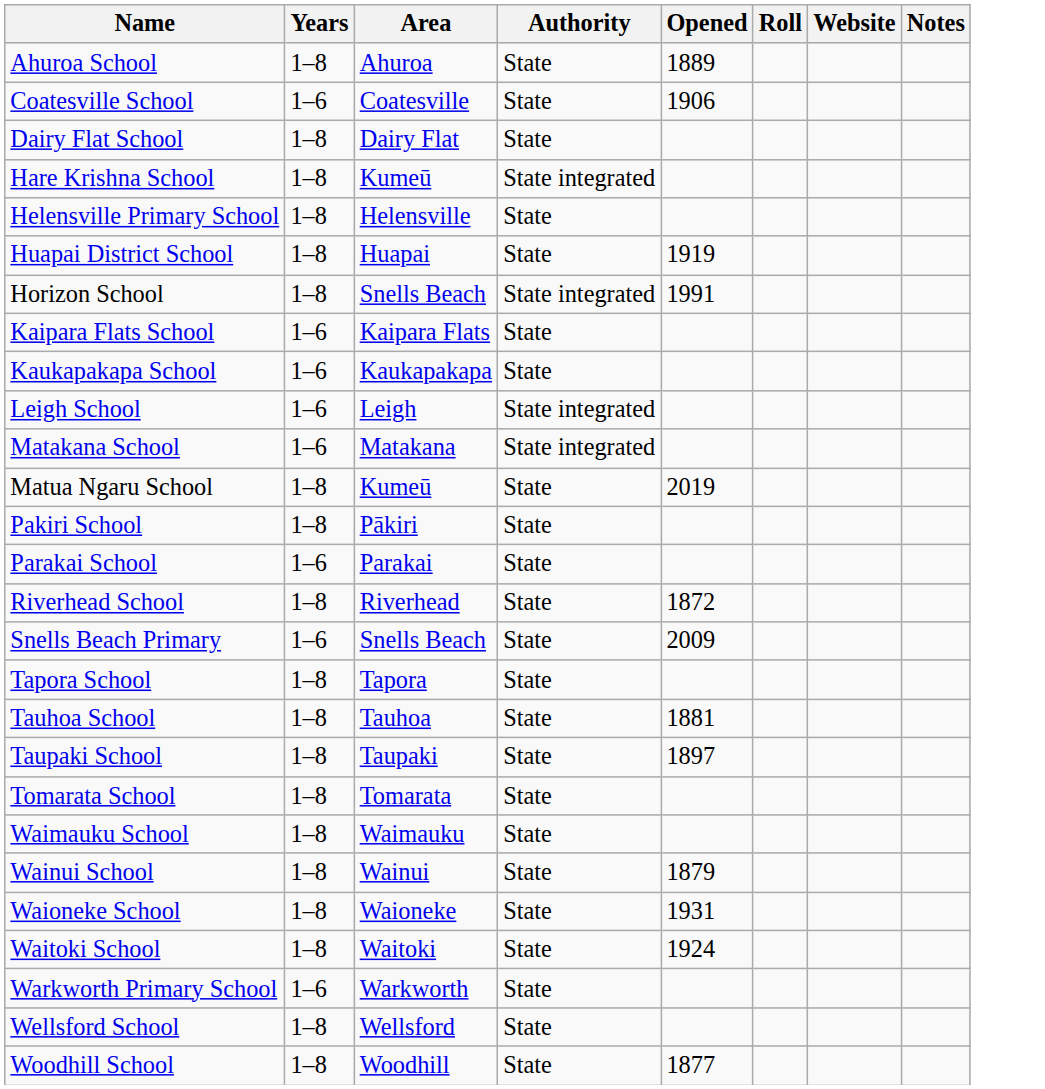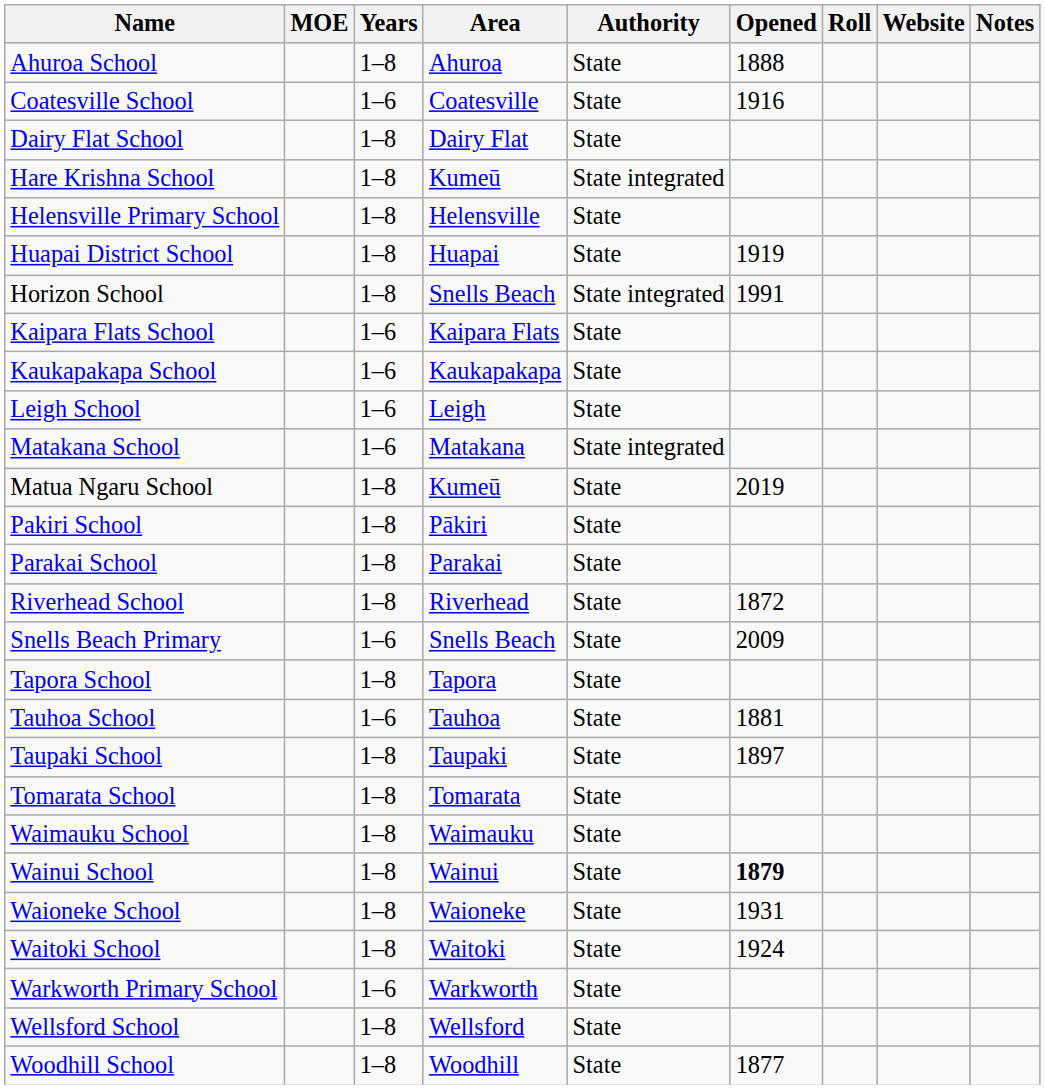+ column: (319, 23)
(691, 62) 1889 -> (760, 62) 1888
(691, 100) 1906 -> (760, 100) 1916
(579, 409) State integrated -> (597, 409) State
(309, 563) 1–6 -> (378, 563) 1–8
(309, 718) 1–8 -> (378, 718) 1–6
(691, 872) normal -> (760, 872) bold
